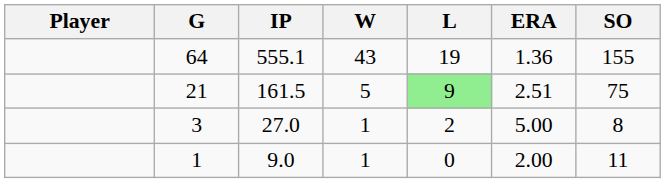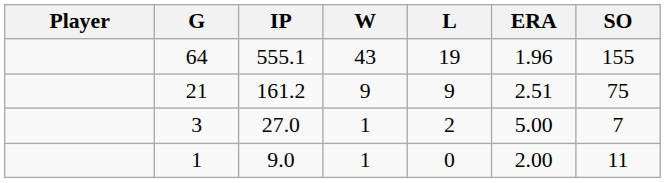(534, 56) 1.36 -> (534, 56) 1.96
(281, 90) 161.5 -> (281, 90) 161.2
(365, 90) 5 -> (365, 90) 9
(449, 90) lightgreen background -> (449, 90) no background
(618, 125) 8 -> (618, 125) 7
